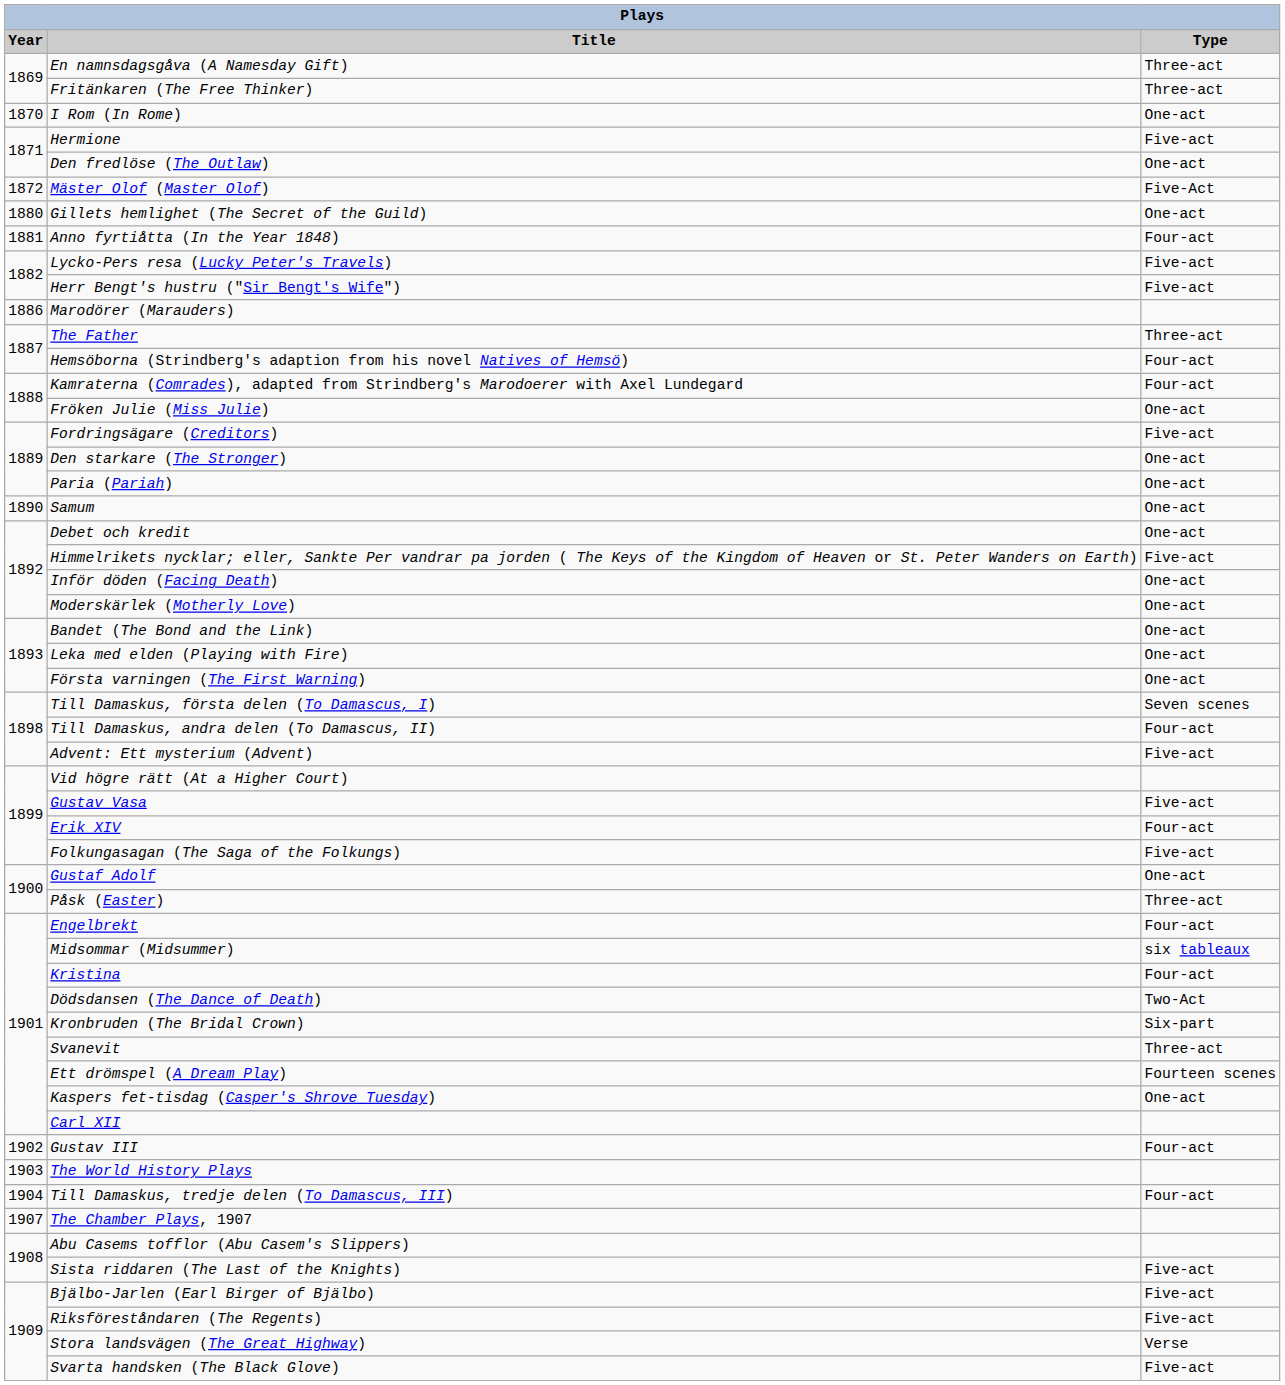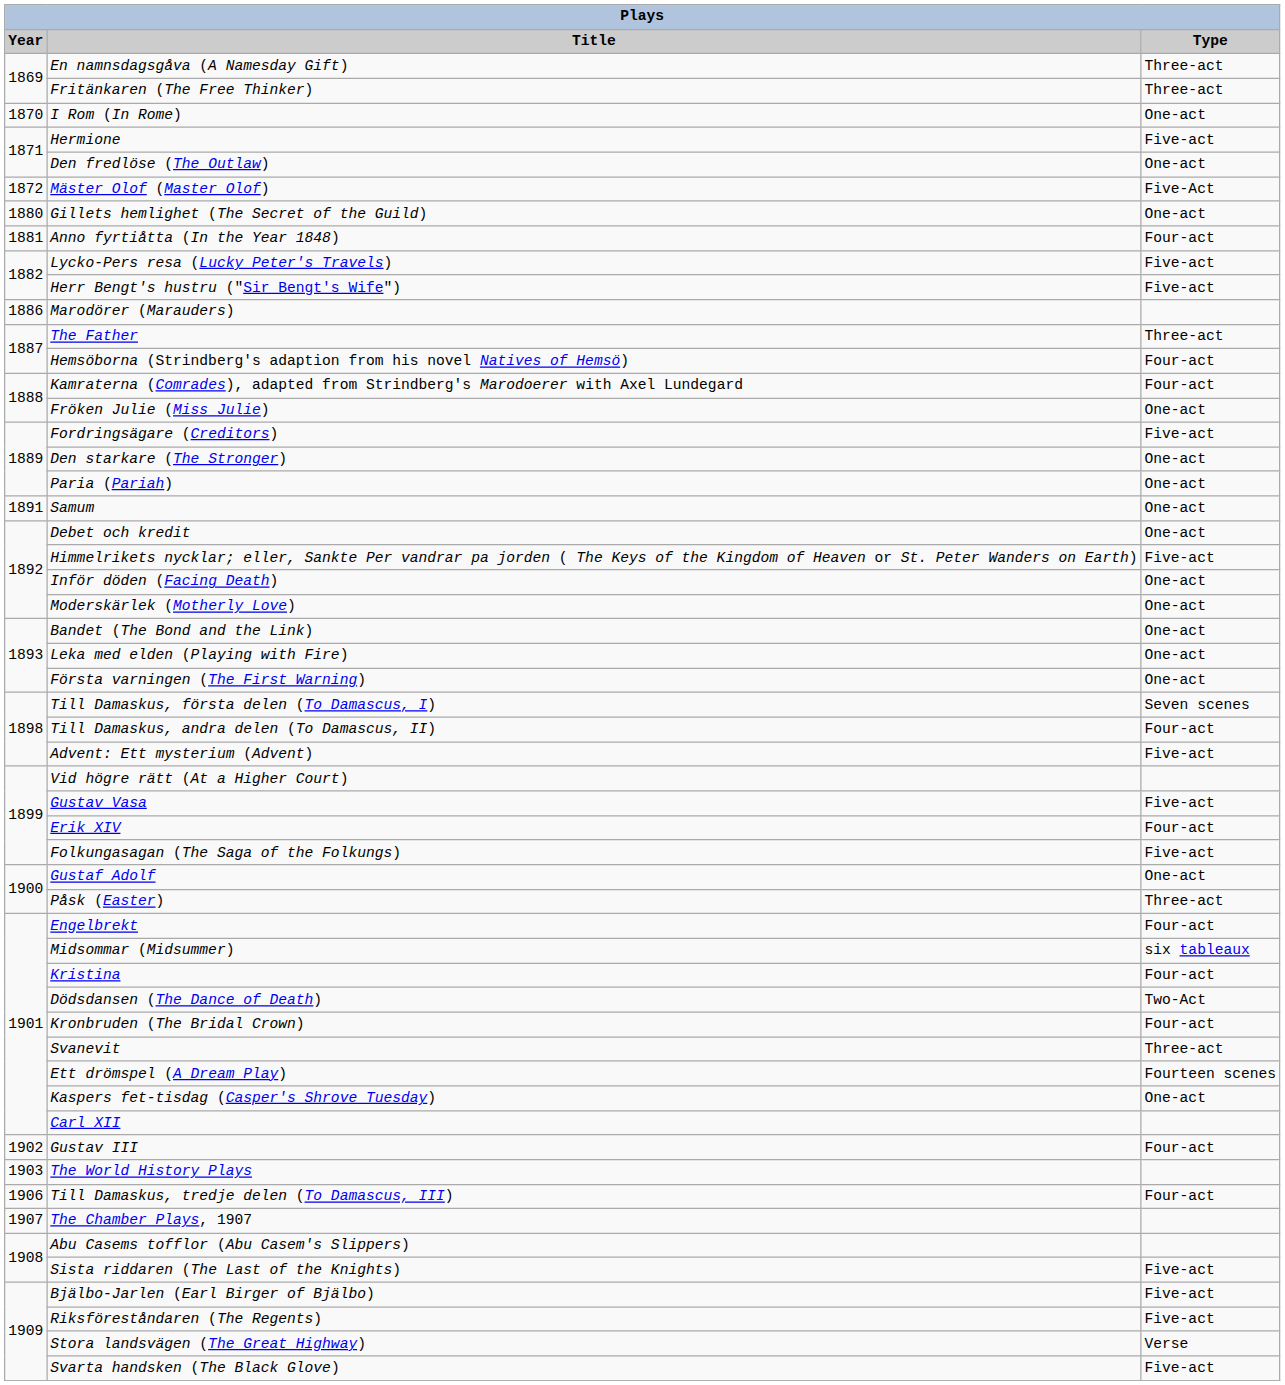(26, 508) 1890 -> (26, 508) 1891
(1180, 1024) Six-part -> (1180, 1024) Four-act
(26, 1196) 1904 -> (26, 1196) 1906
